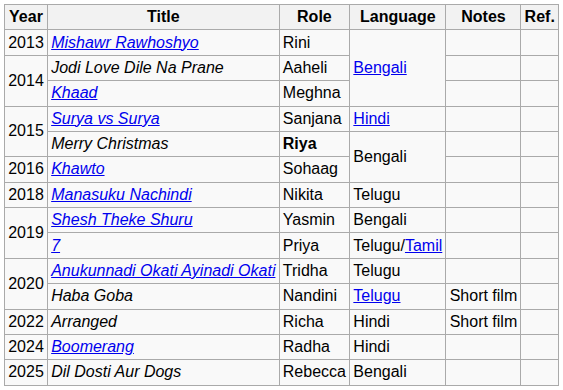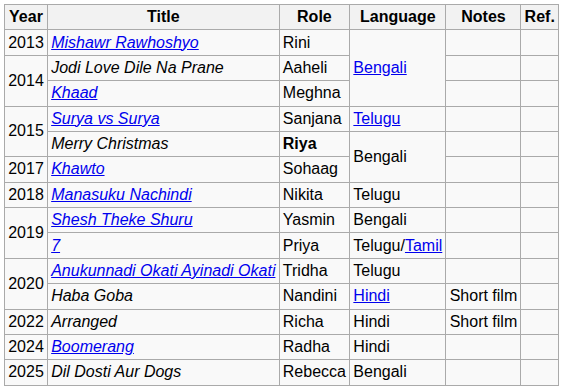(372, 118) Hindi -> (377, 118) Telugu
(26, 169) 2016 -> (26, 169) 2017
(377, 296) Telugu -> (372, 296) Hindi
